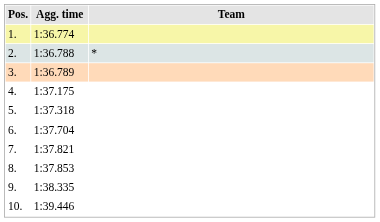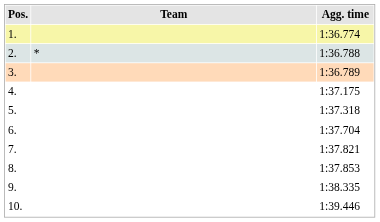columns swapped: (231, 14) <-> (60, 14)
